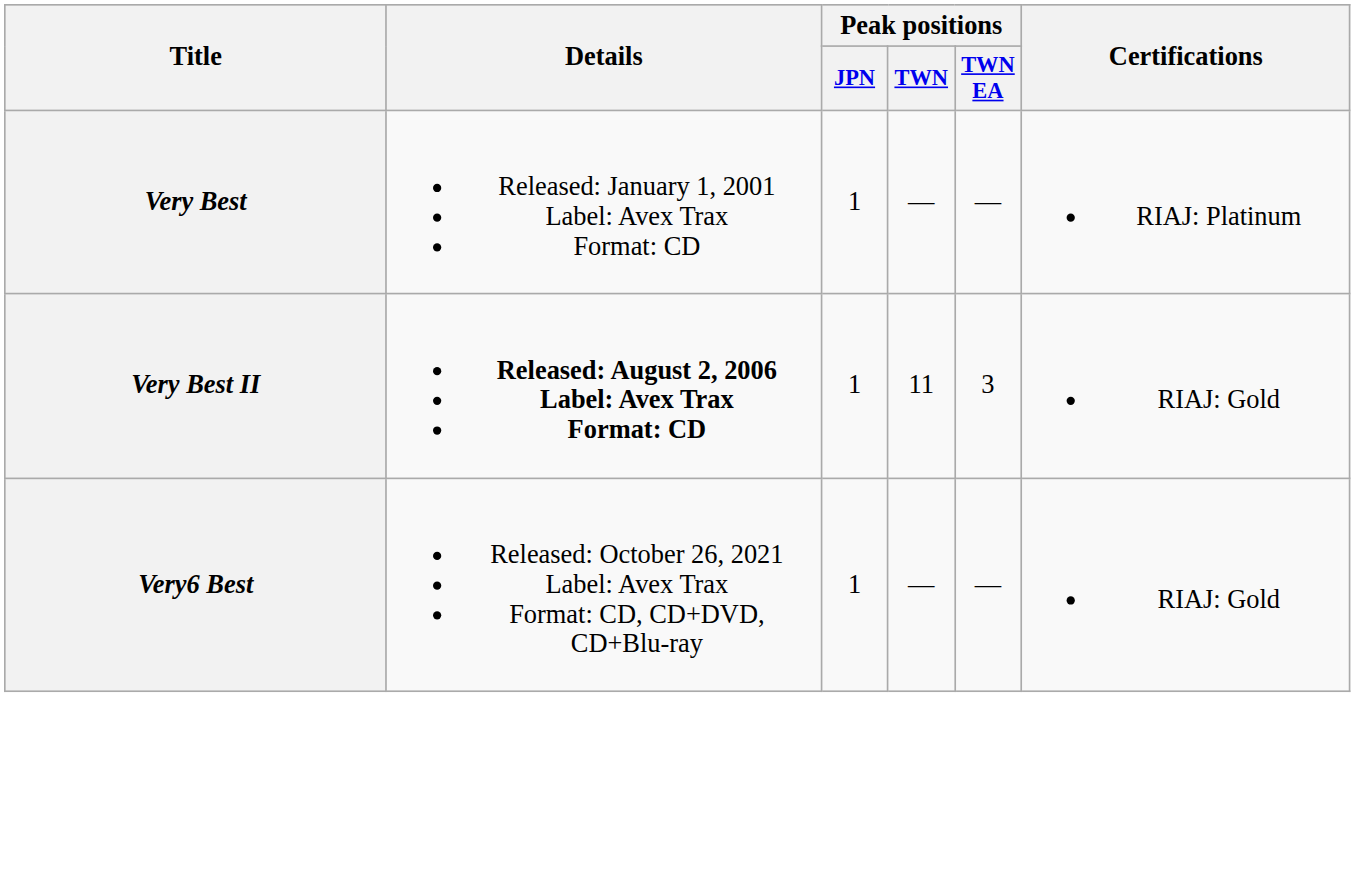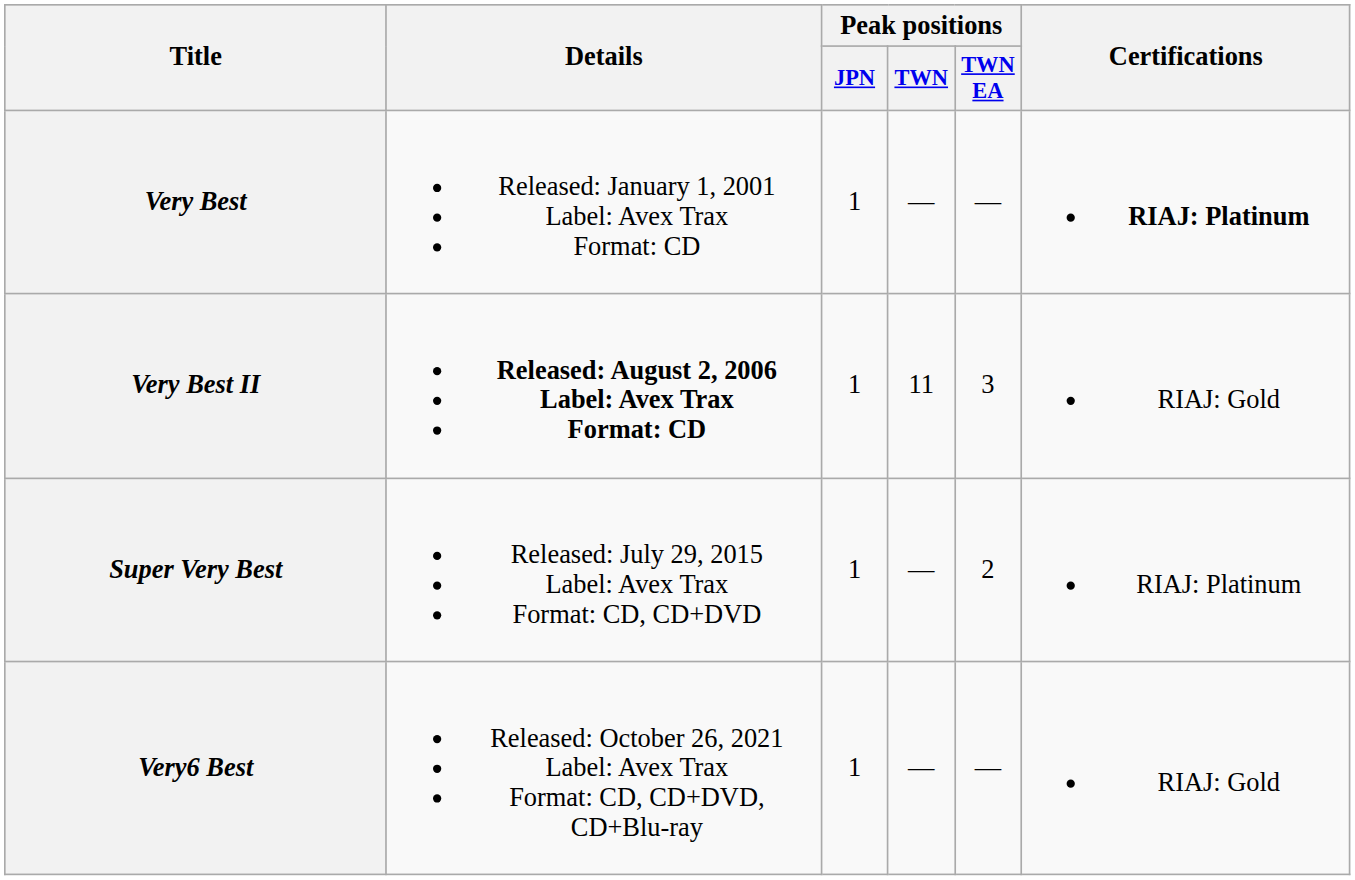(1186, 217) normal -> (1186, 217) bold
+ row: (196, 569)
